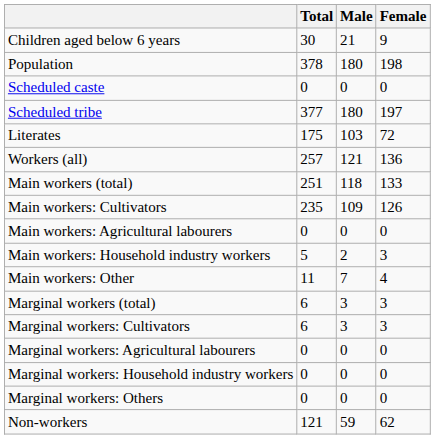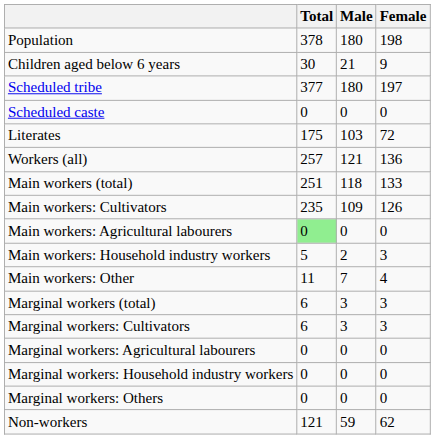rows swapped: (41, 64) <-> (94, 40)
rows swapped: (56, 87) <-> (55, 111)
(304, 231) no background -> (304, 231) lightgreen background
